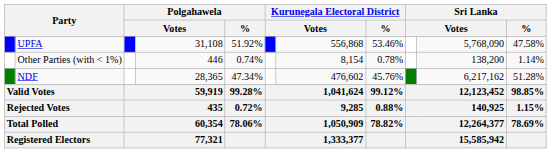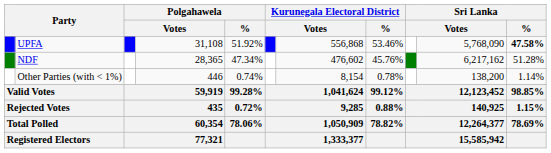(528, 44) normal -> (528, 44) bold
rows swapped: (28, 76) <-> (70, 60)
